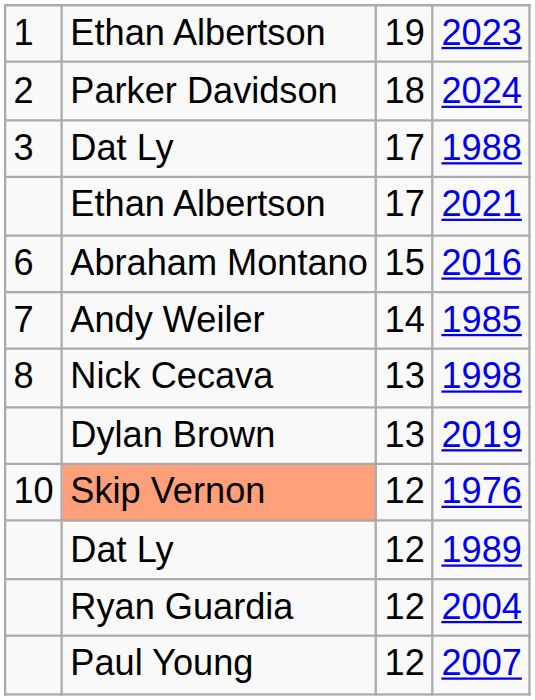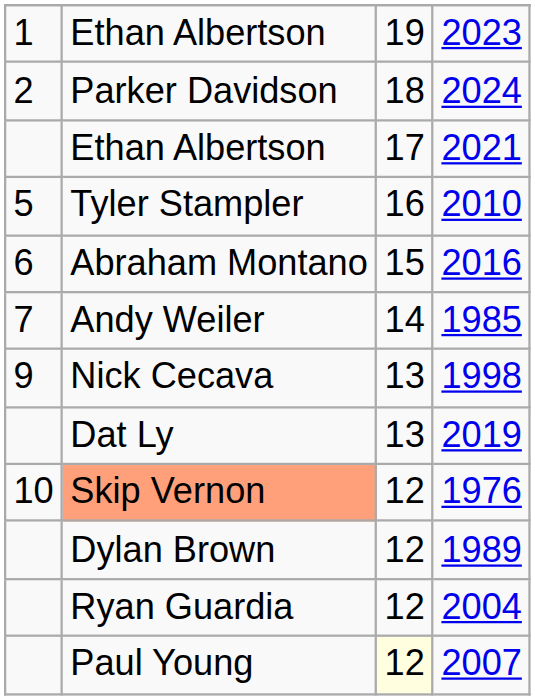- row: (482, 147)
+ row: (482, 205)
(24, 377) 8 -> (24, 377) 9
(173, 434) Dylan Brown -> (122, 434) Dat Ly
(122, 549) Dat Ly -> (173, 549) Dylan Brown
(405, 663) no background -> (405, 663) lightyellow background
